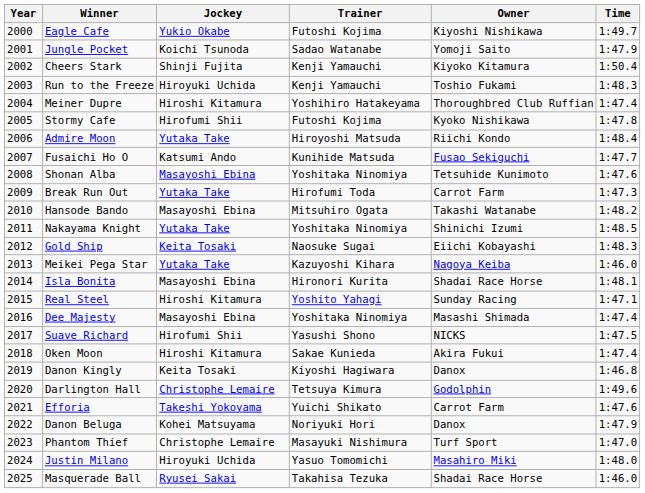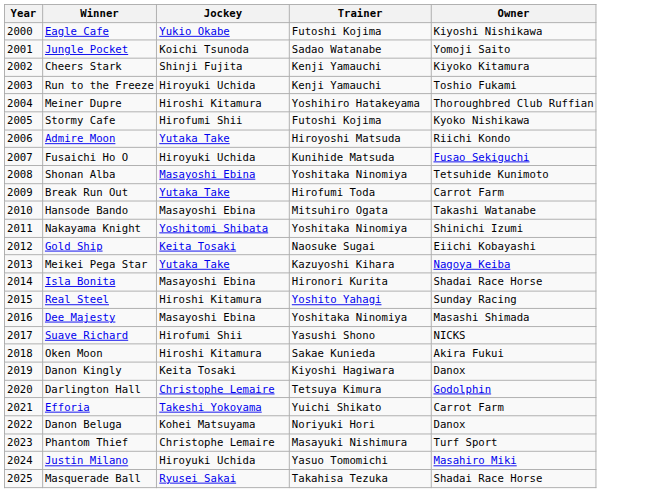- column: (618, 13)
(198, 156) Katsumi Ando -> (207, 156) Hiroyuki Uchida
(195, 228) Yutaka Take -> (214, 228) Yoshitomi Shibata
